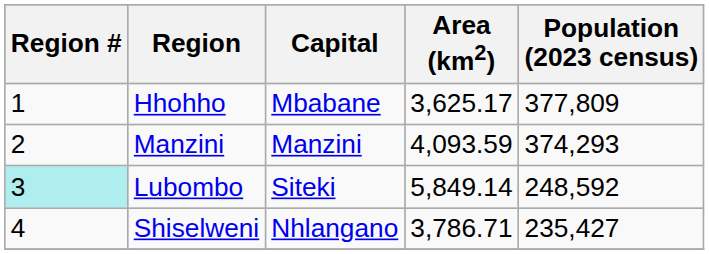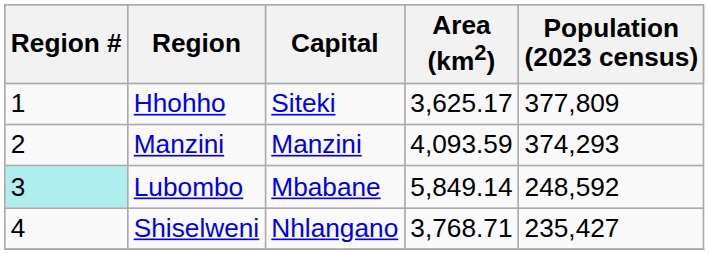(326, 103) Mbabane -> (303, 103) Siteki
(303, 186) Siteki -> (326, 186) Mbabane
(461, 228) 3,786.71 -> (461, 228) 3,768.71
